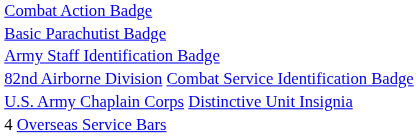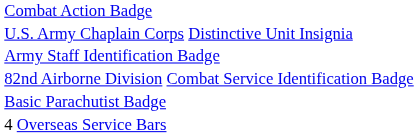rows swapped: (85, 33) <-> (179, 101)
